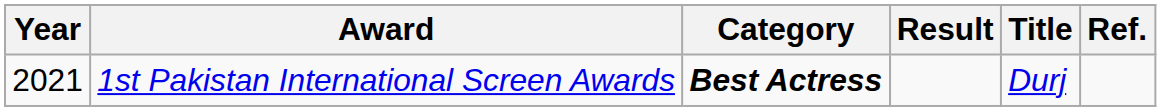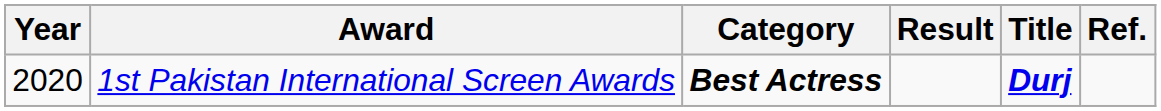(48, 79) 2021 -> (48, 79) 2020
(1037, 79) normal -> (1040, 79) bold
